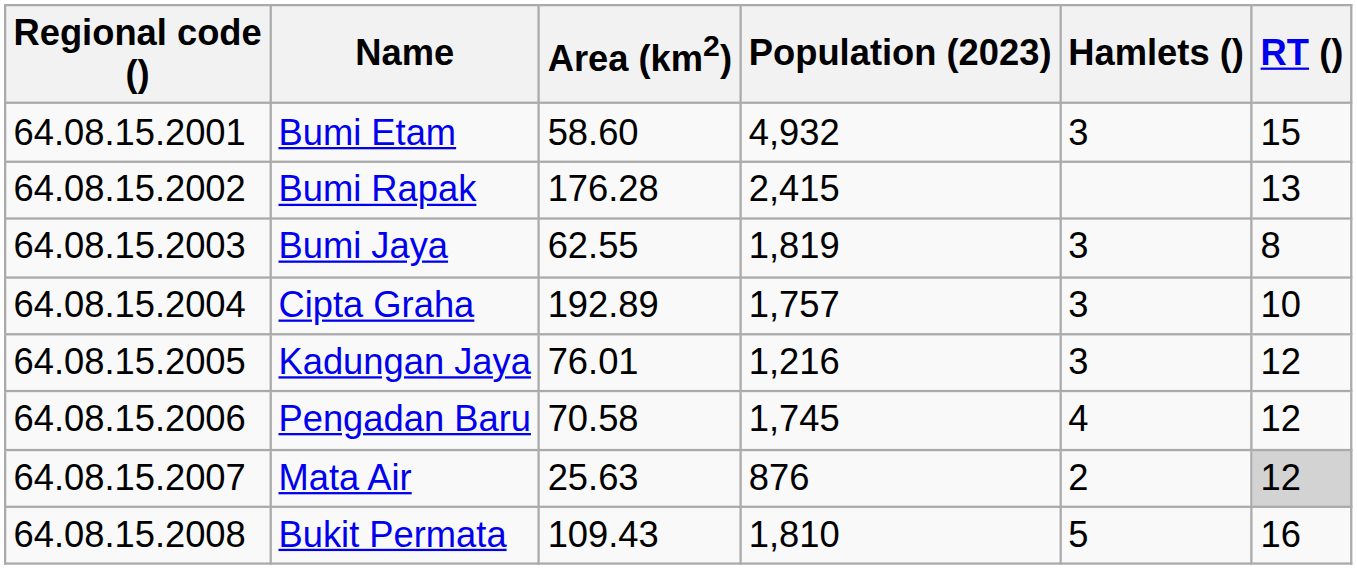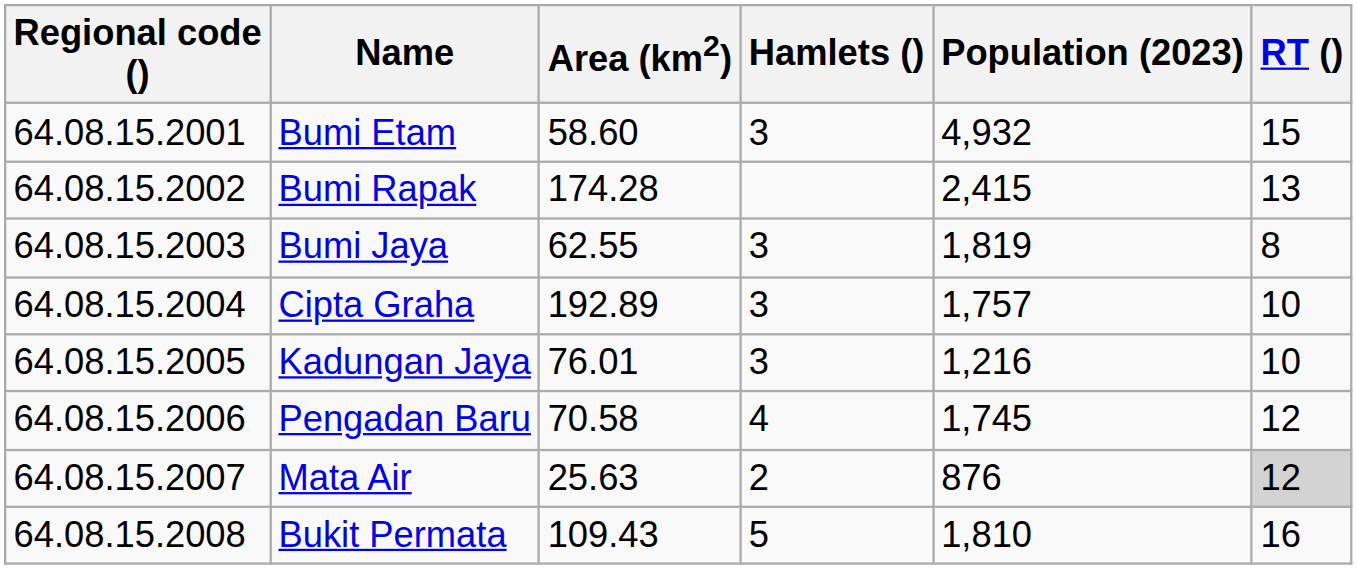columns swapped: (900, 53) <-> (1156, 53)
(603, 189) 176.28 -> (603, 189) 174.28
(1281, 362) 12 -> (1281, 362) 10
